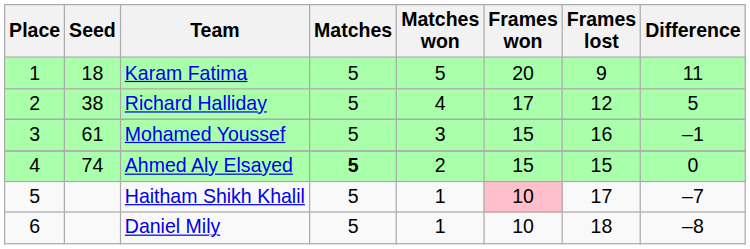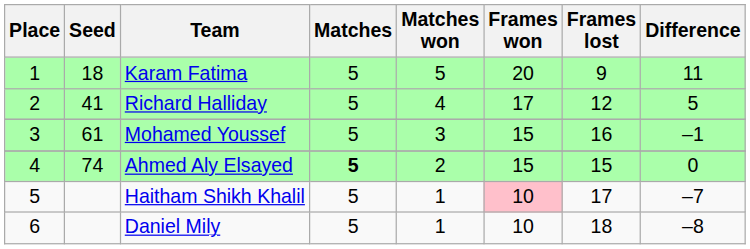(92, 103) 38 -> (92, 103) 41
